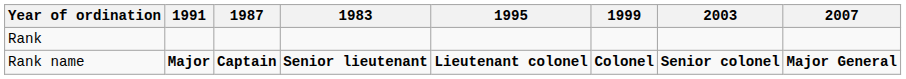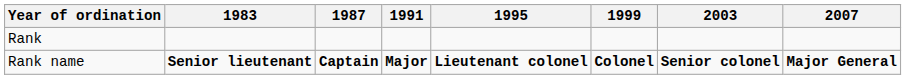columns swapped: (356, 16) <-> (189, 16)
